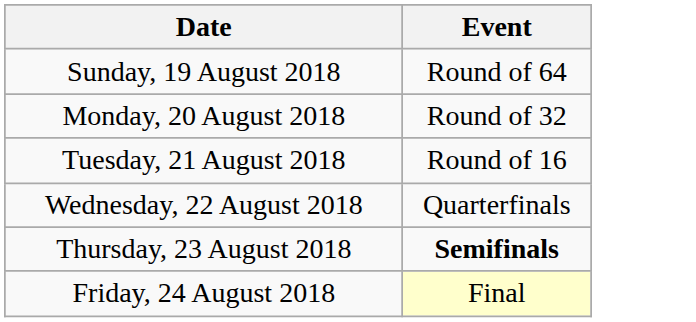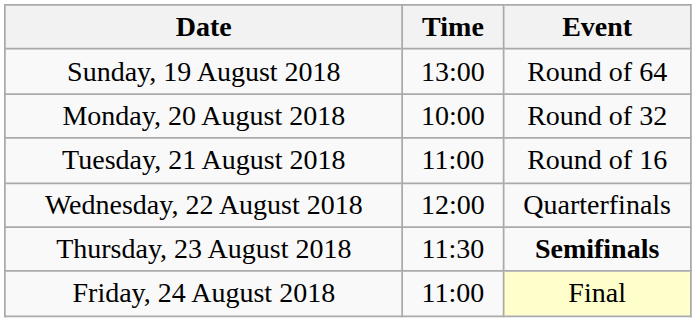+ column: (453, 26)
